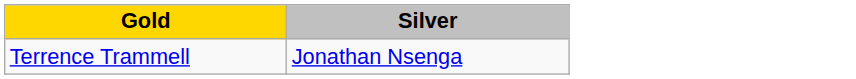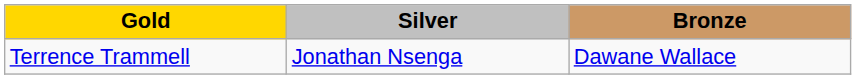+ column: (710, 21)
